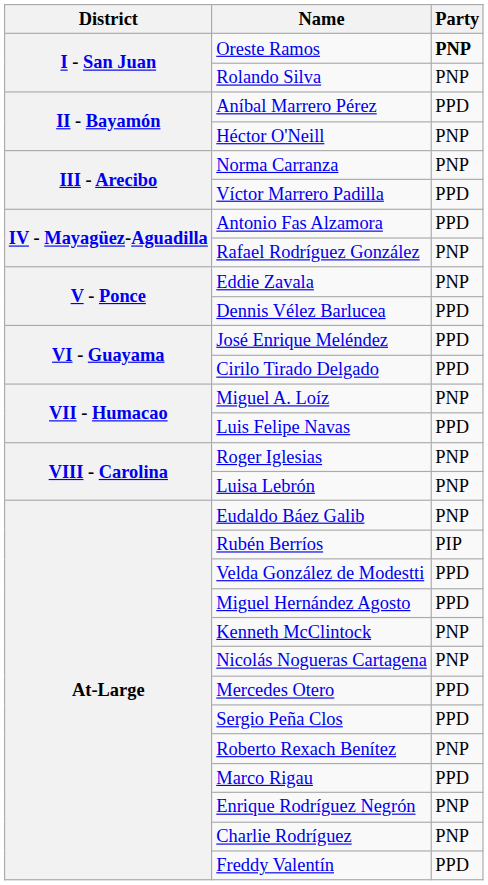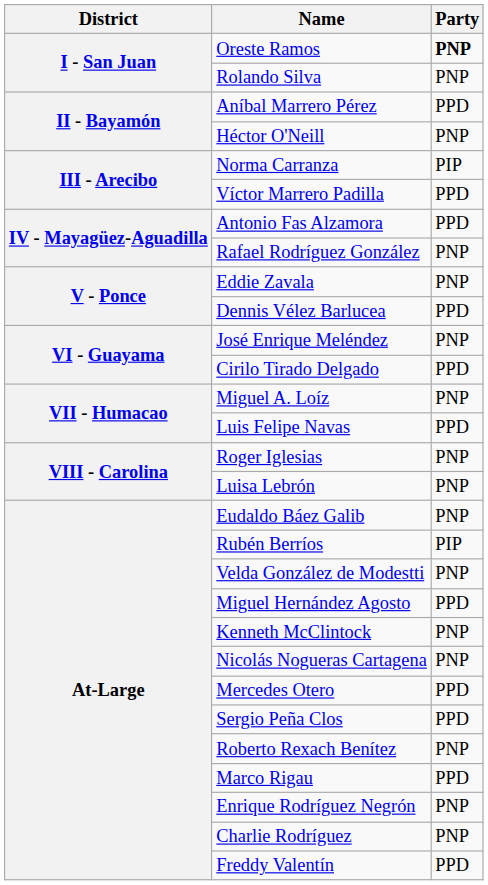(452, 164) PNP -> (449, 164) PIP
(452, 340) PPD -> (452, 340) PNP
(452, 573) PPD -> (452, 573) PNP
